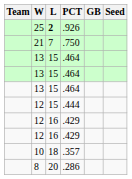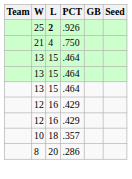(51, 43) 7 -> (51, 43) 4
- row: (39, 105)
